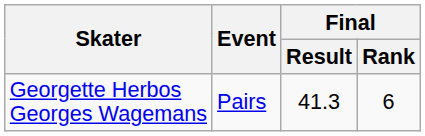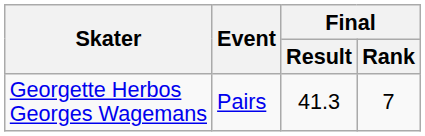(389, 102) 6 -> (389, 102) 7
